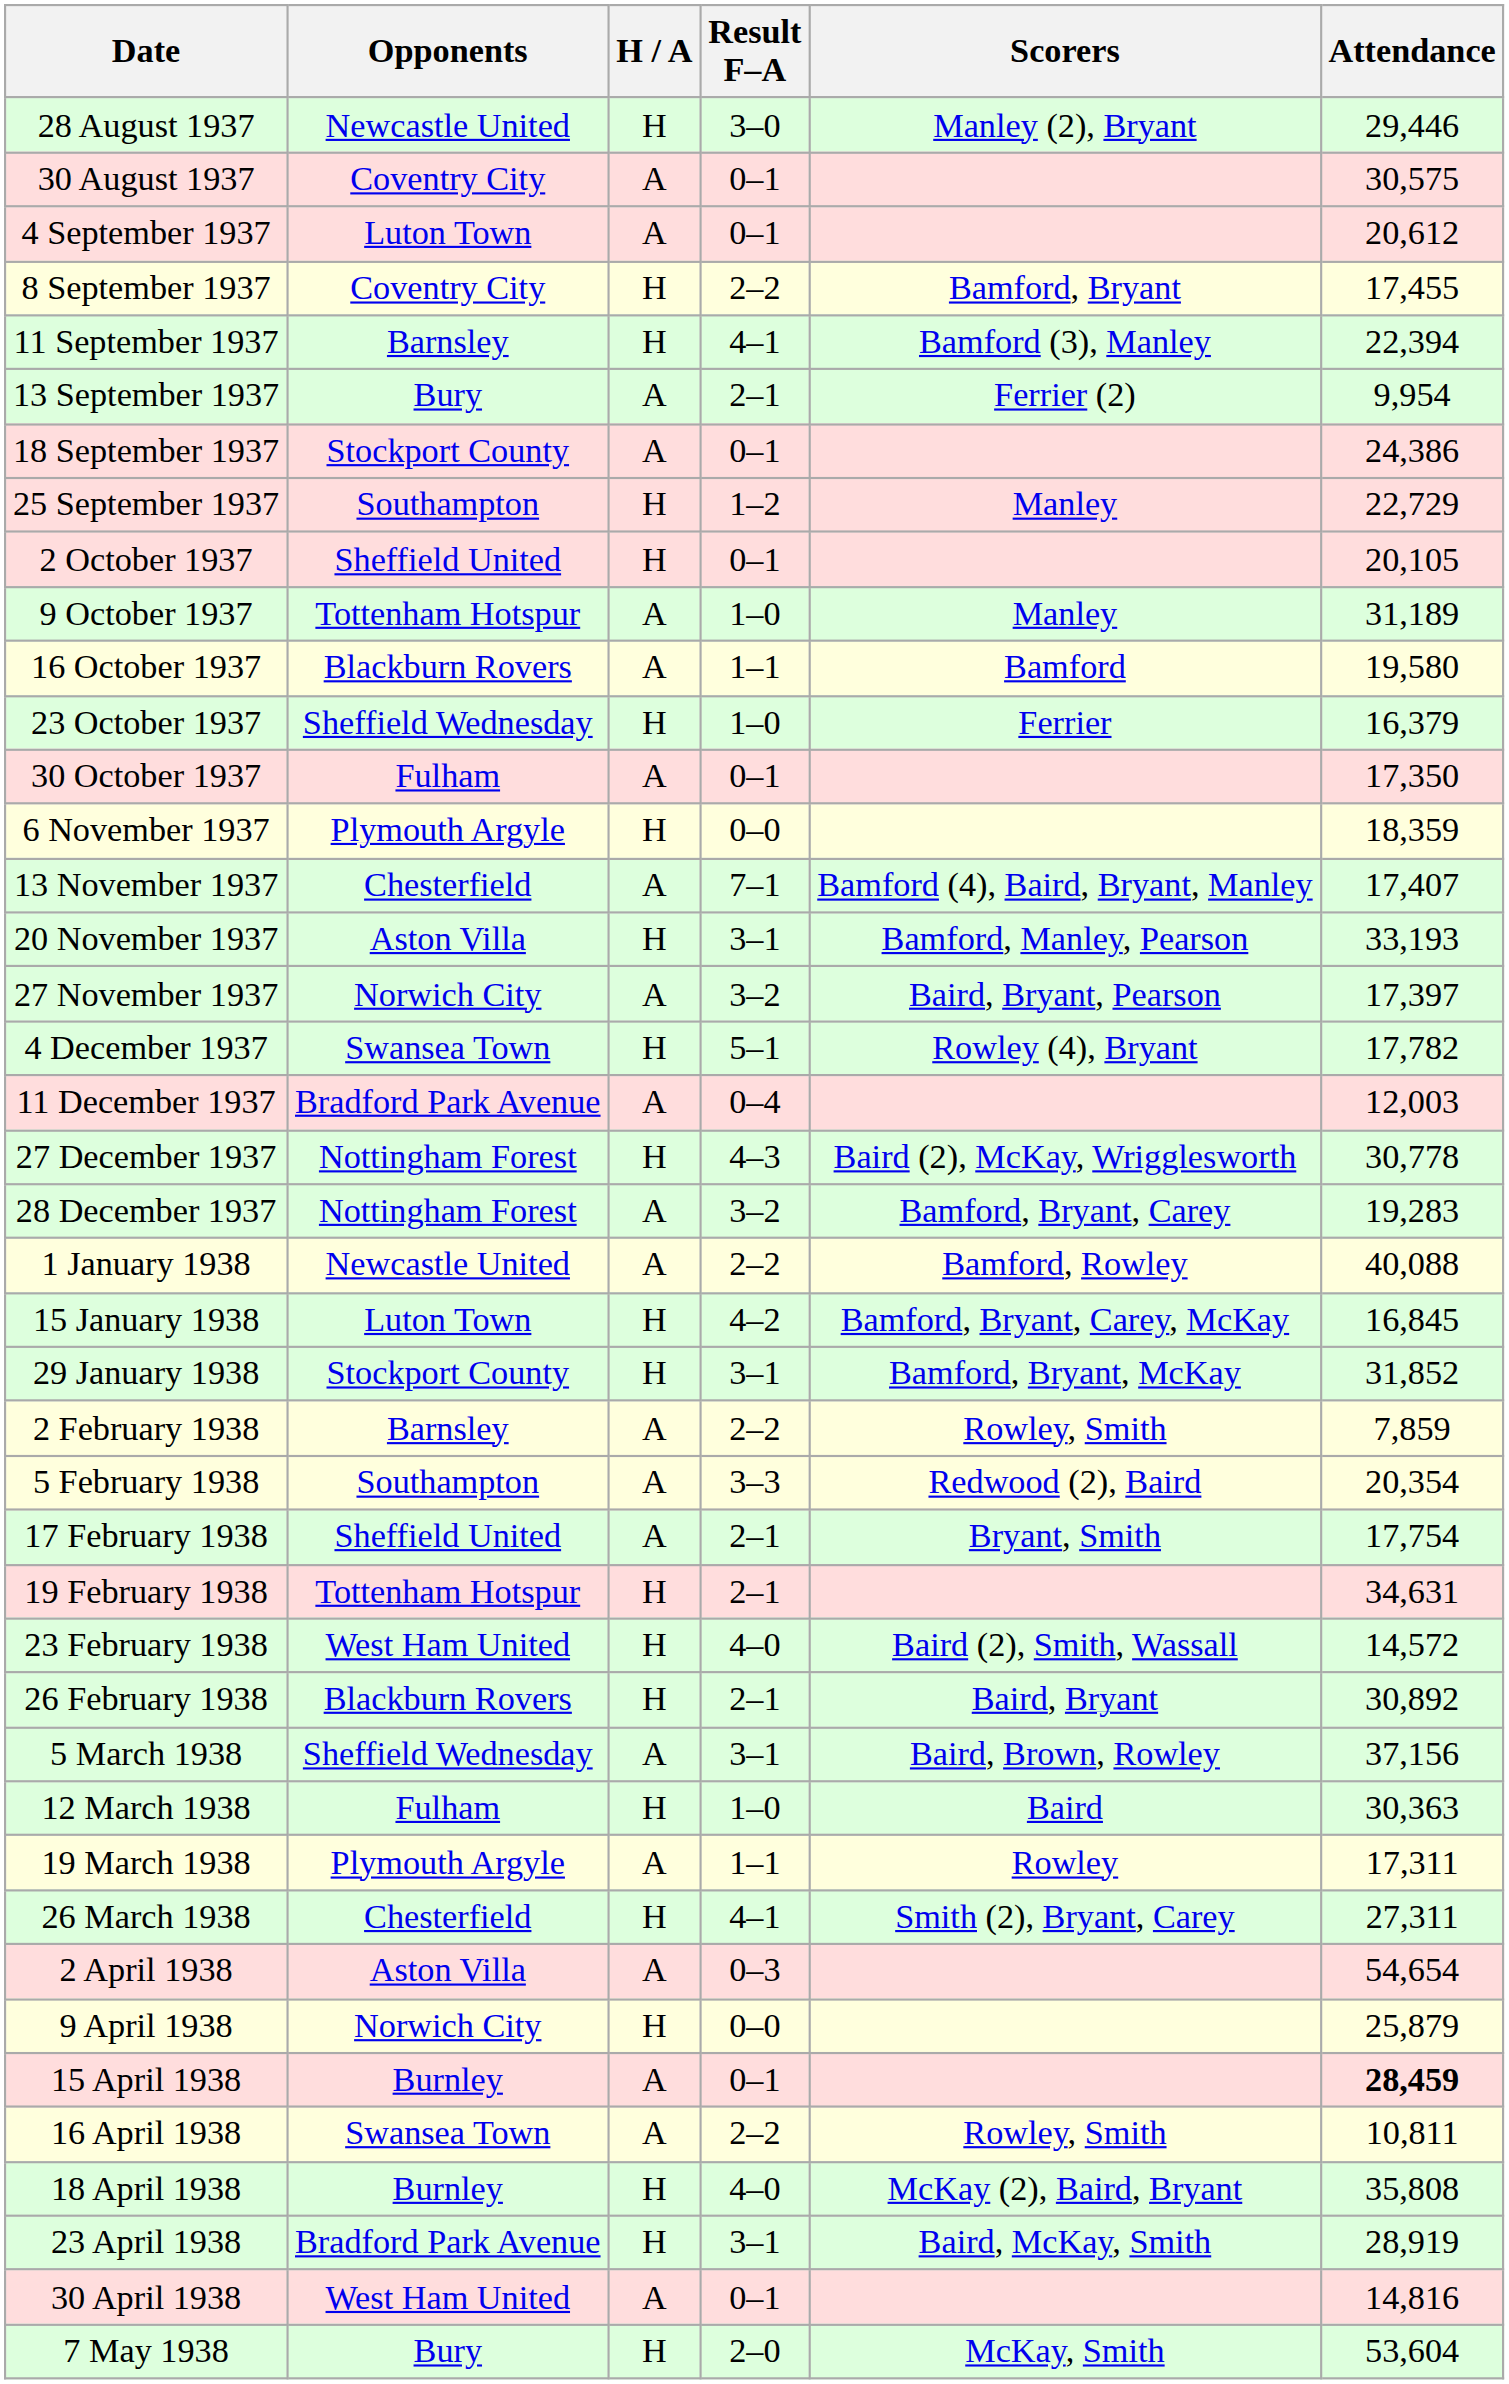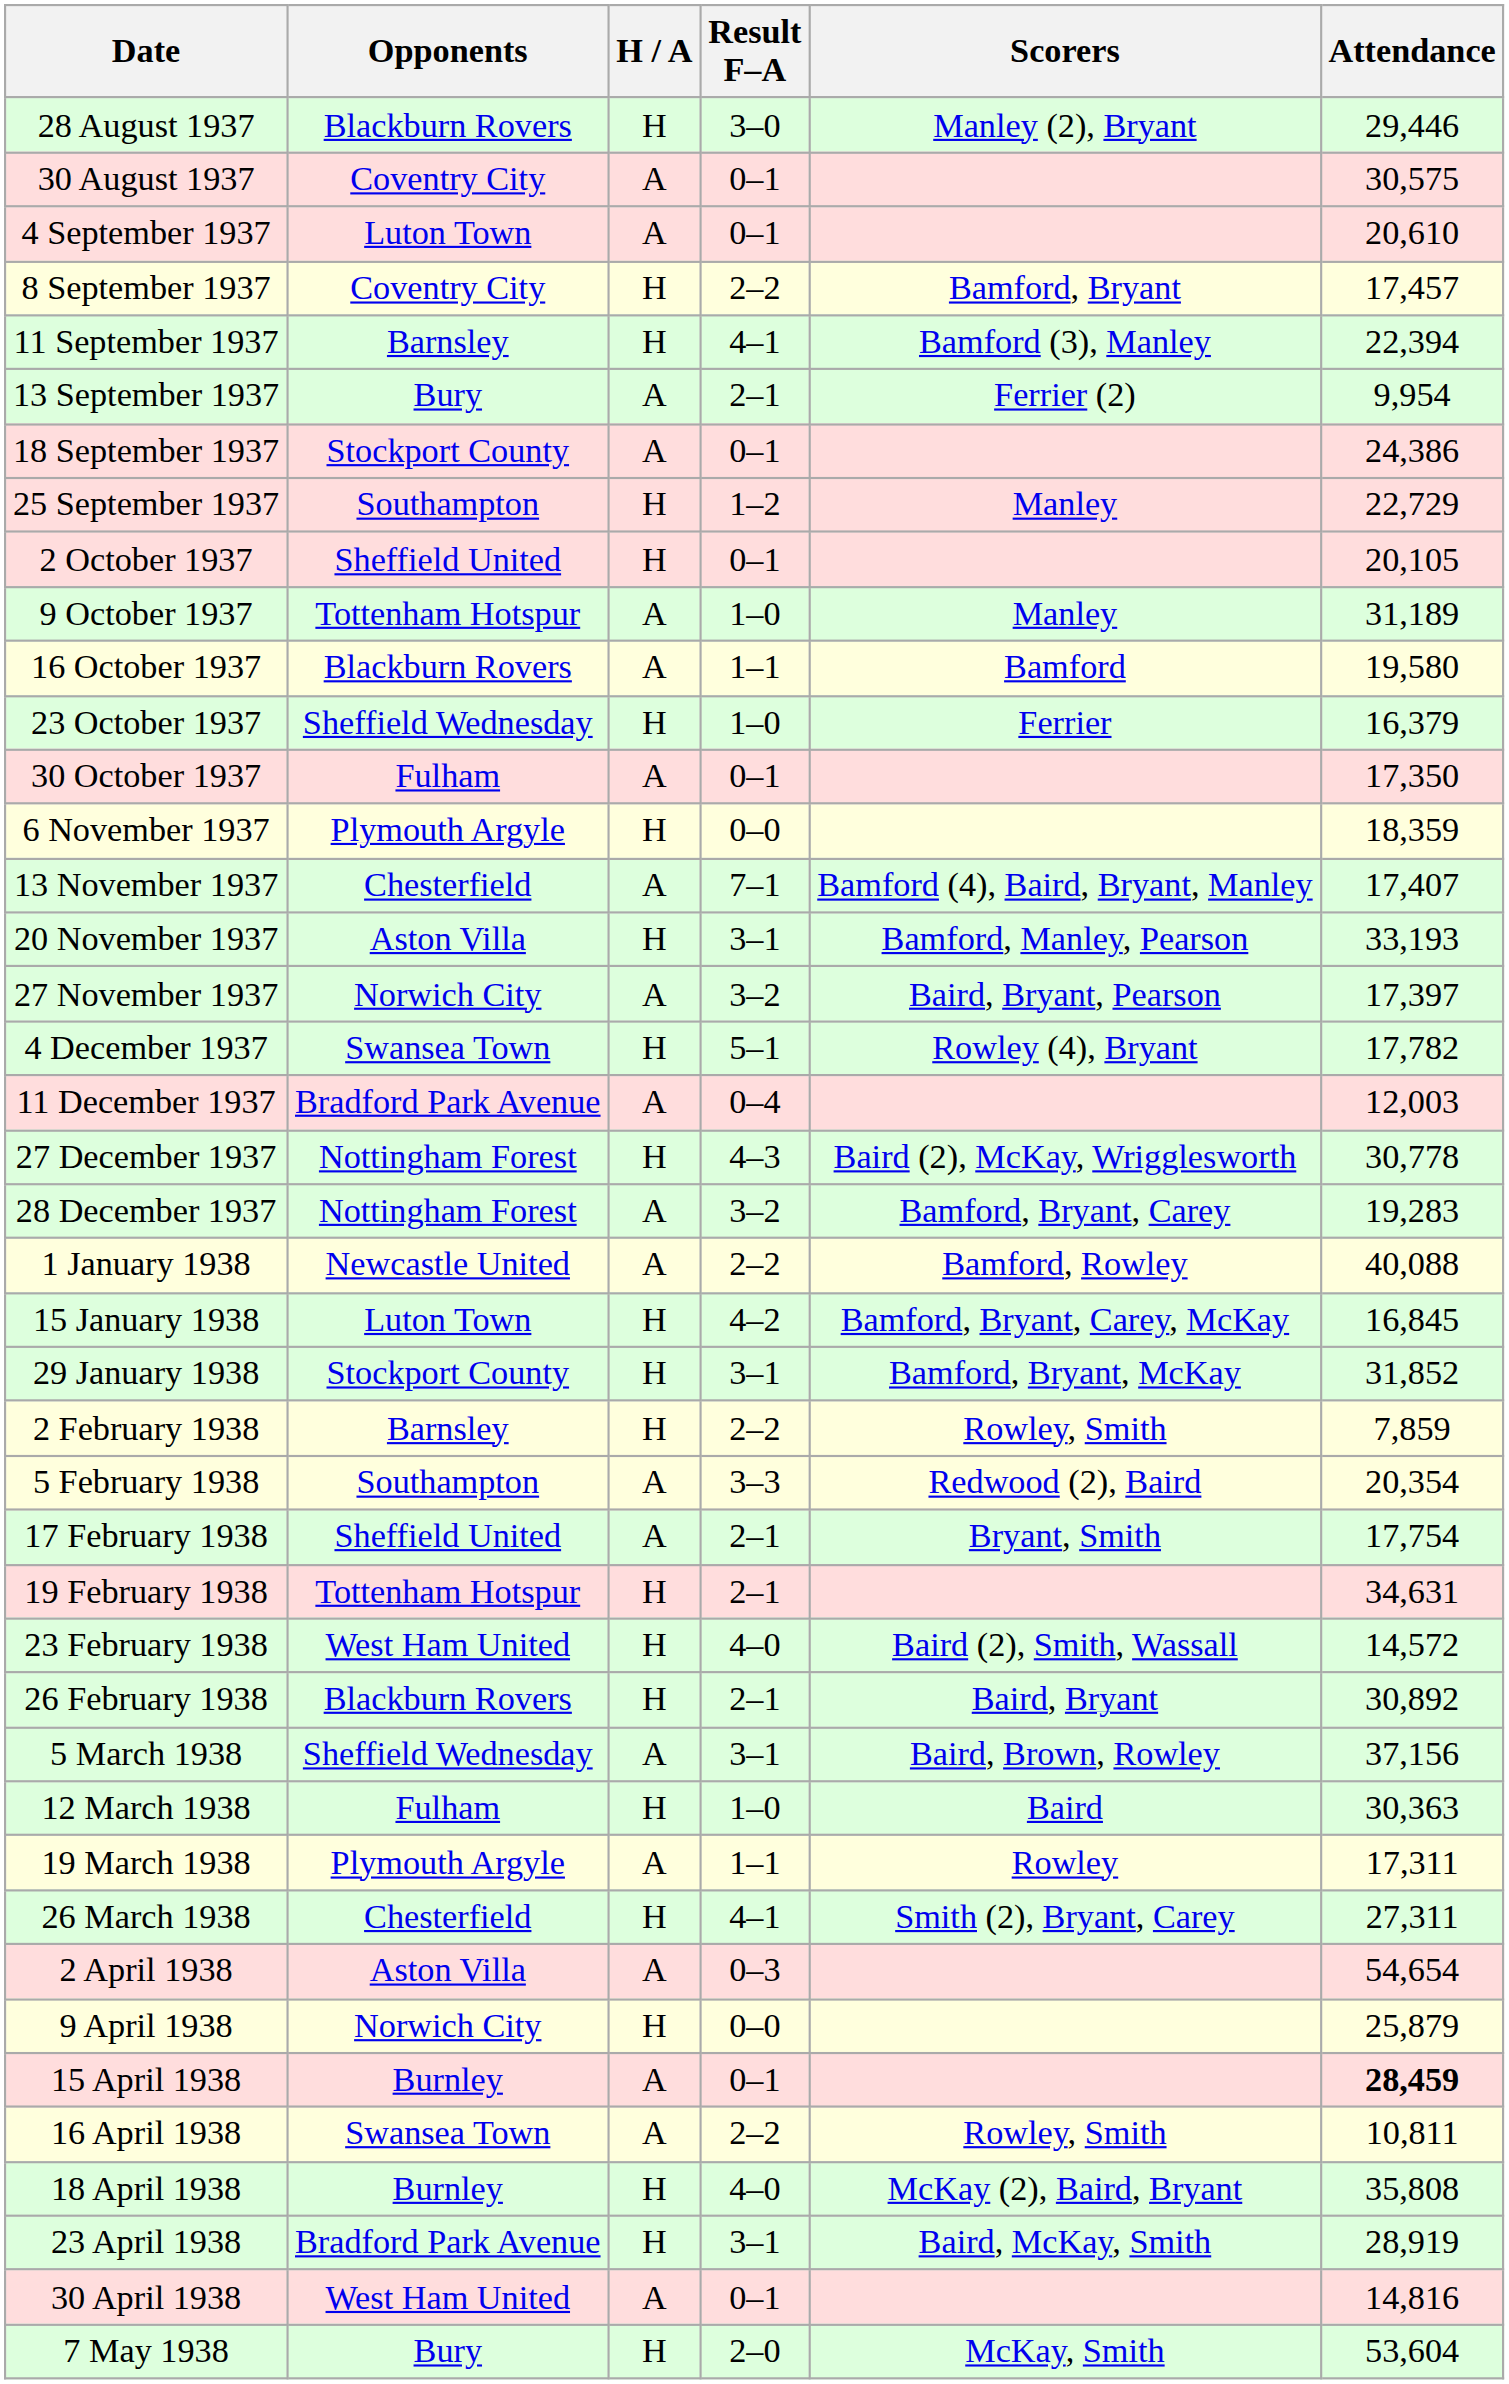(448, 124) Newcastle United -> (448, 124) Blackburn Rovers
(1412, 233) 20,612 -> (1412, 233) 20,610
(1412, 287) 17,455 -> (1412, 287) 17,457
(654, 1427) A -> (654, 1427) H
